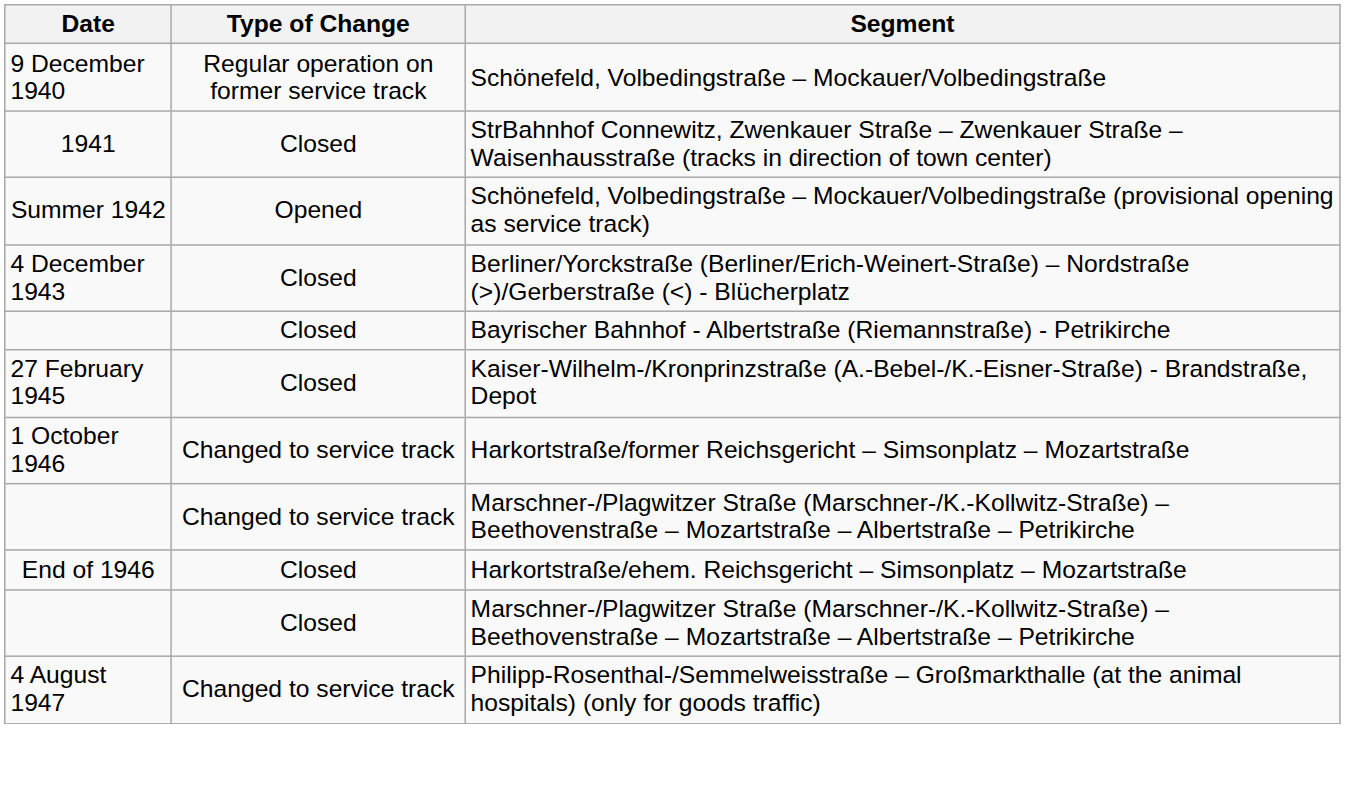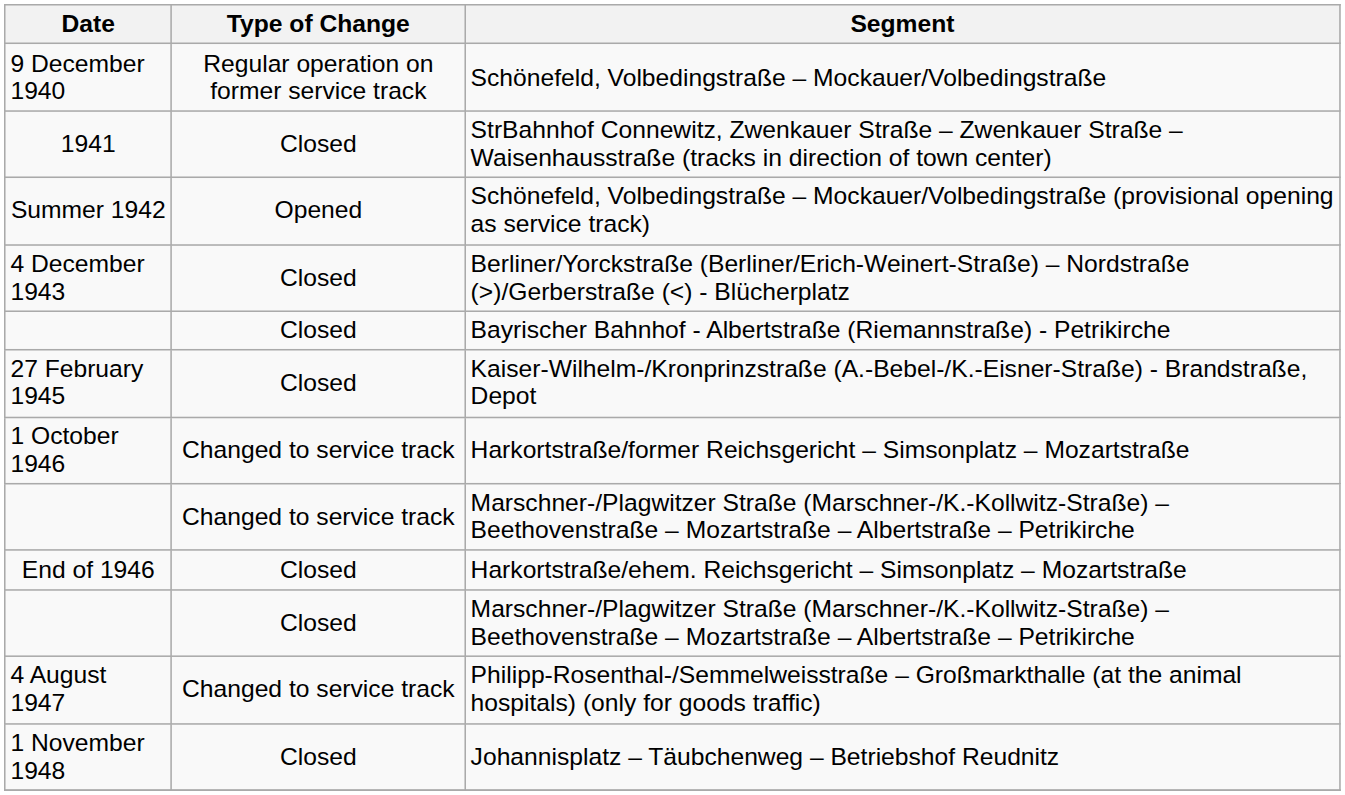+ row: (318, 756)
